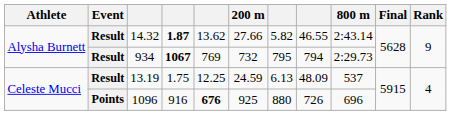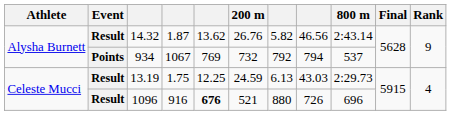(178, 36) bold -> (178, 36) normal
(248, 36) 27.66 -> (248, 36) 26.76
(313, 36) 46.55 -> (313, 36) 46.56
(108, 57) Result -> (108, 57) Points
(178, 57) bold -> (178, 57) normal
(282, 57) 795 -> (282, 57) 792
(353, 57) 2:29.73 -> (353, 57) 537
(313, 78) 48.09 -> (313, 78) 43.03
(353, 78) 537 -> (353, 78) 2:29.73
(108, 100) Points -> (108, 100) Result
(248, 100) 925 -> (248, 100) 521
